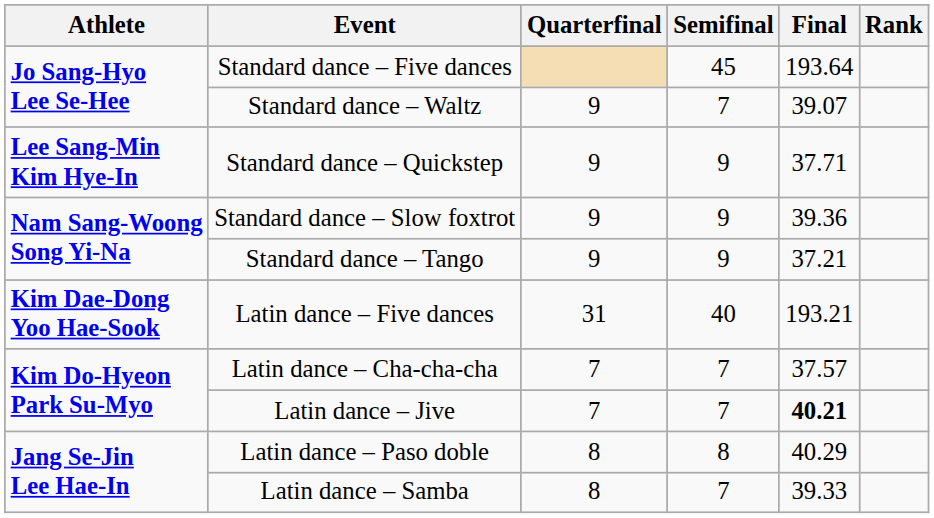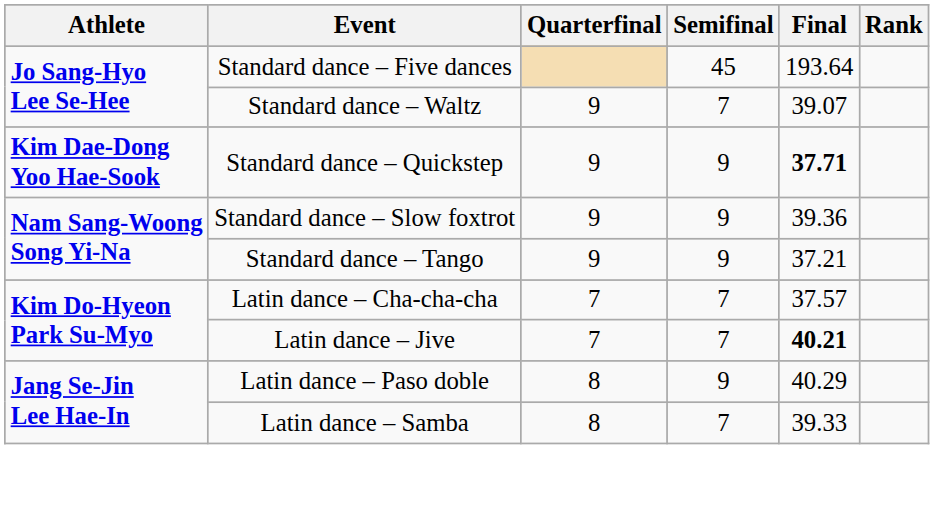(85, 162) Lee Sang-Min Kim Hye-In -> (90, 162) Kim Dae-Dong Yoo Hae-Sook
(819, 162) normal -> (819, 162) bold
- row: (365, 314)
(723, 451) 8 -> (723, 381) 9
